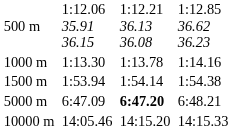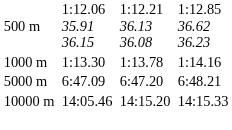- row: (26, 81)
(142, 101) bold -> (142, 81) normal
